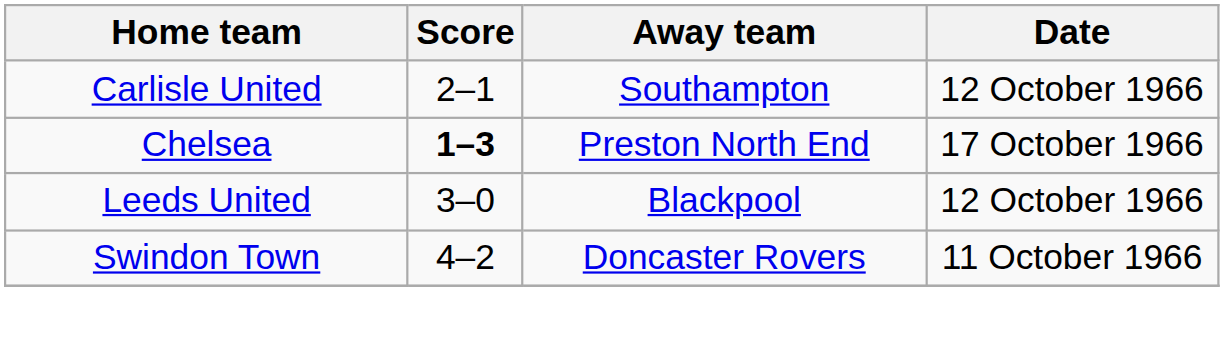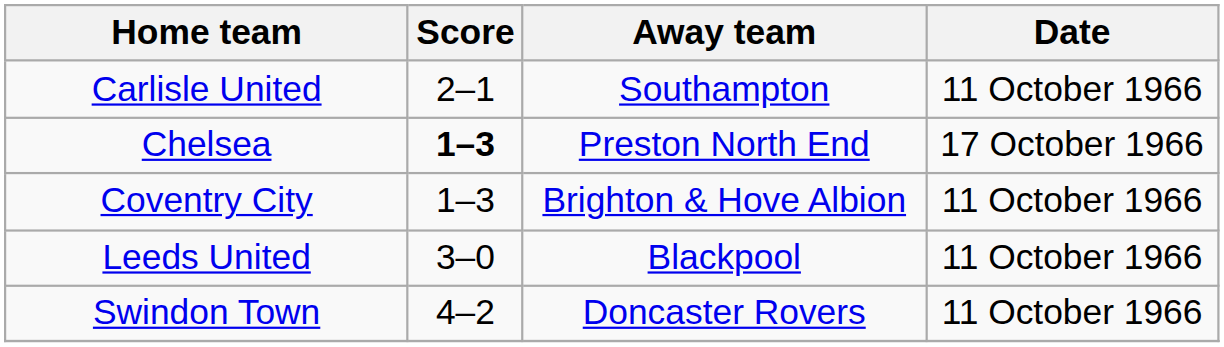(1072, 88) 12 October 1966 -> (1072, 88) 11 October 1966
+ row: (207, 200)
(1072, 200) 12 October 1966 -> (1072, 256) 11 October 1966
